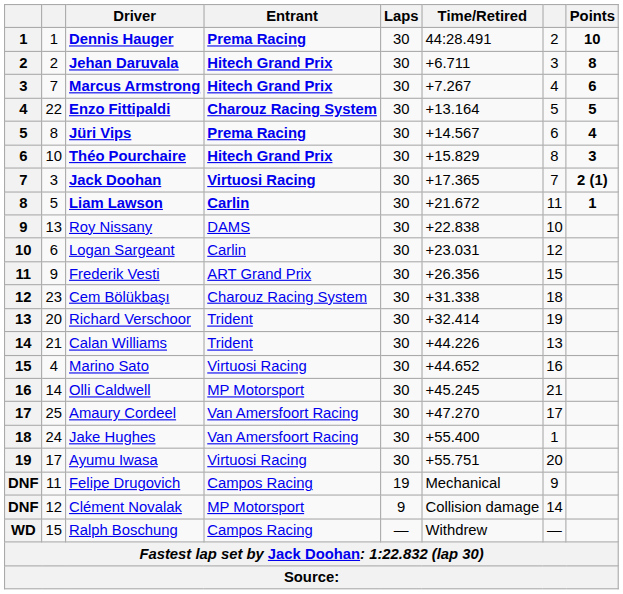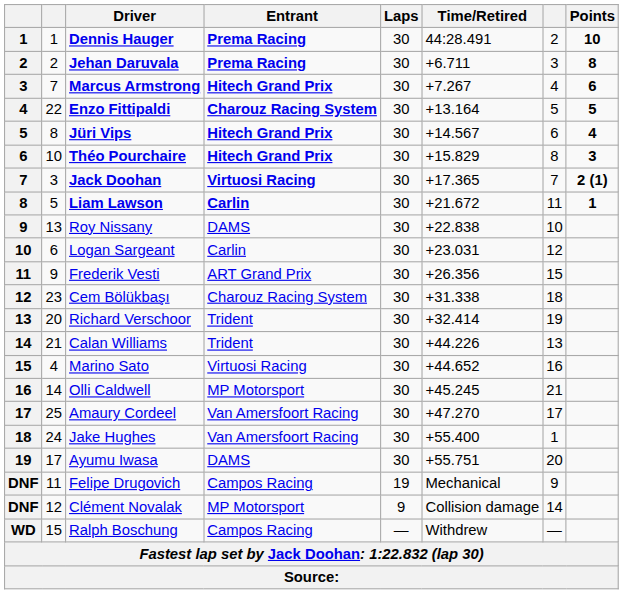(270, 63) Hitech Grand Prix -> (257, 63) Prema Racing
(257, 133) Prema Racing -> (270, 133) Hitech Grand Prix
(257, 460) Virtuosi Racing -> (229, 460) DAMS
